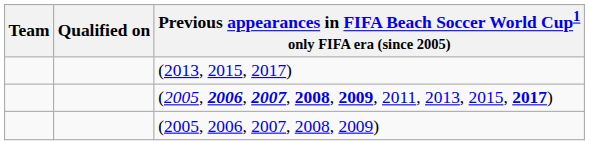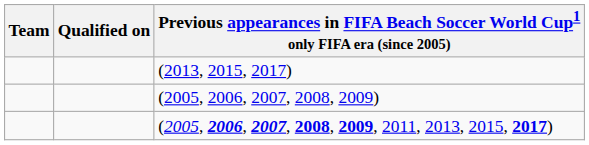rows swapped: (269, 125) <-> (356, 97)
